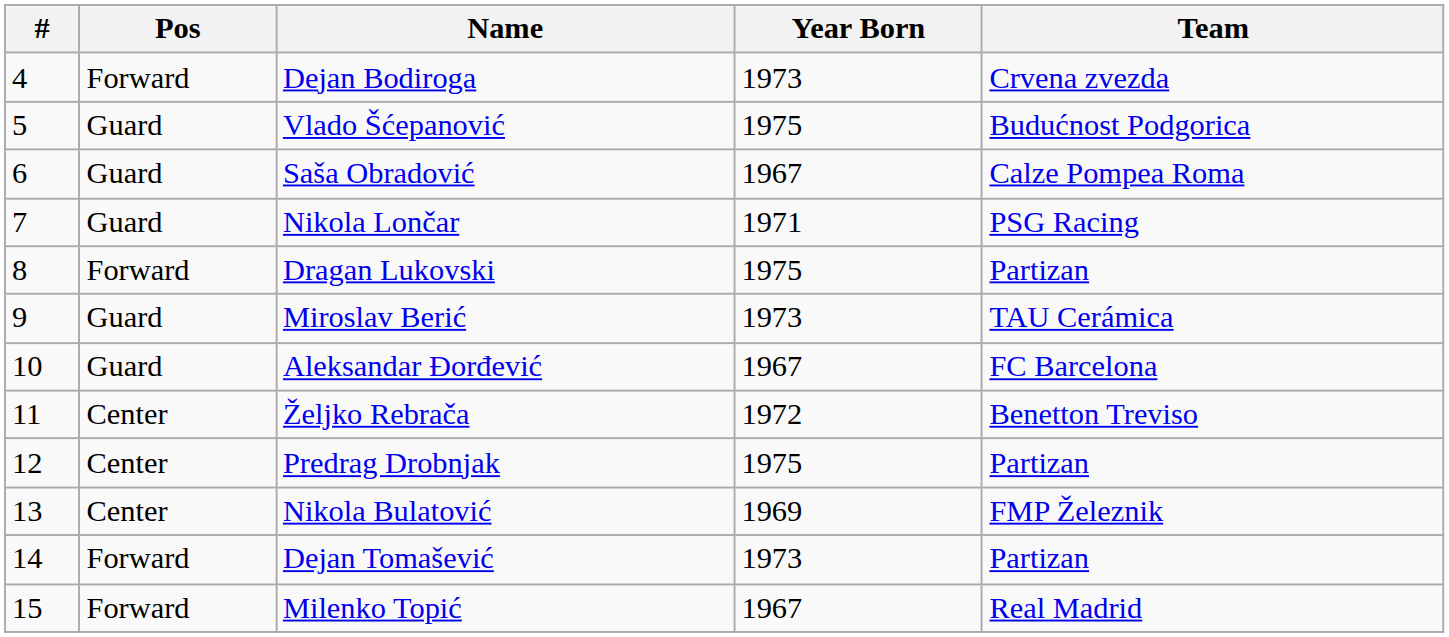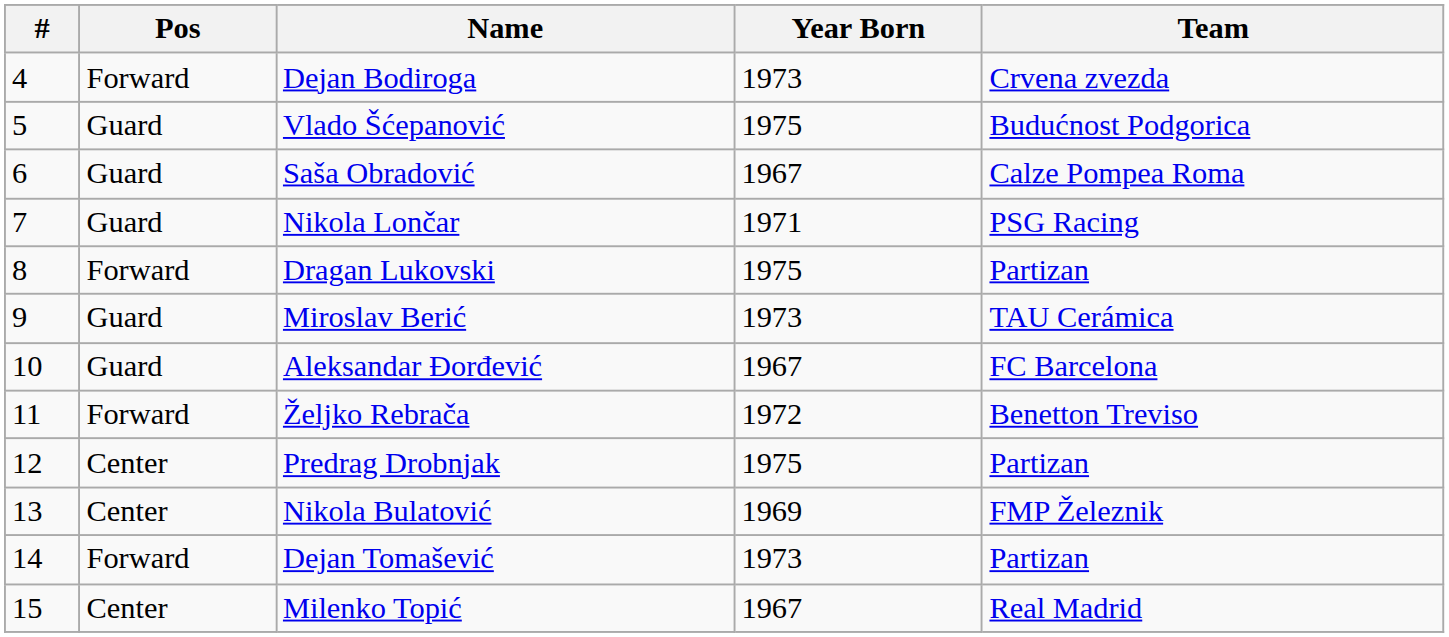(127, 414) Center -> (138, 414) Forward
(138, 607) Forward -> (127, 607) Center
